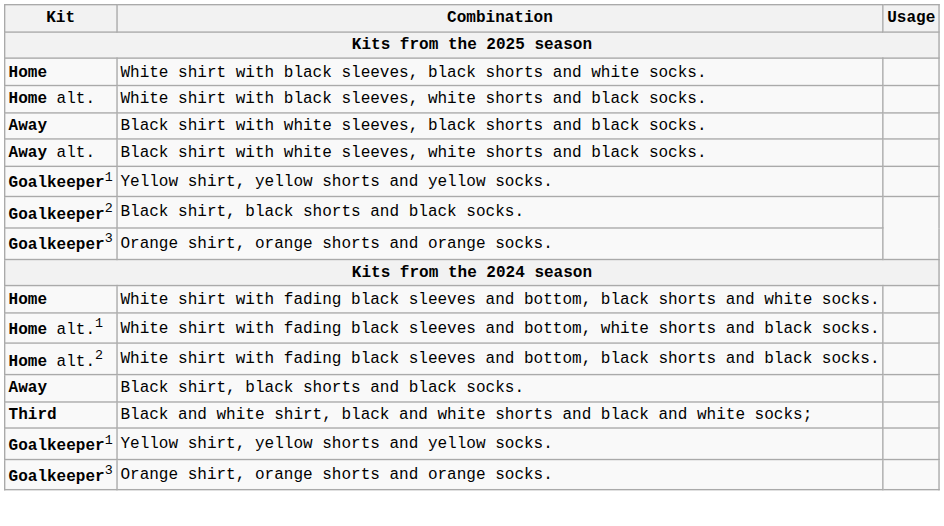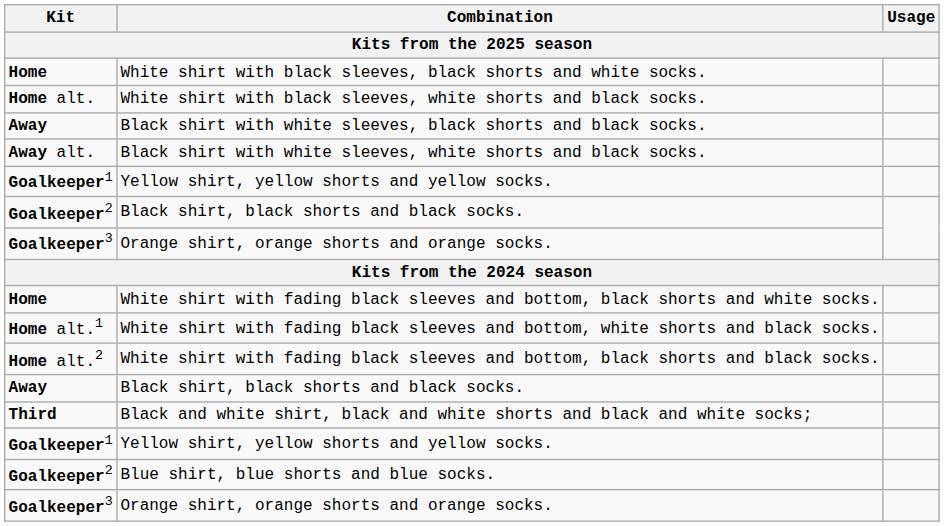+ row: (61, 474)
